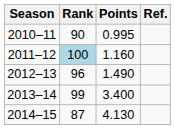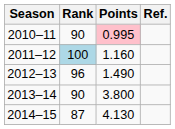(118, 34) no background -> (118, 34) pink background
(78, 94) 99 -> (78, 94) 90
(118, 94) 3.400 -> (118, 94) 3.800
